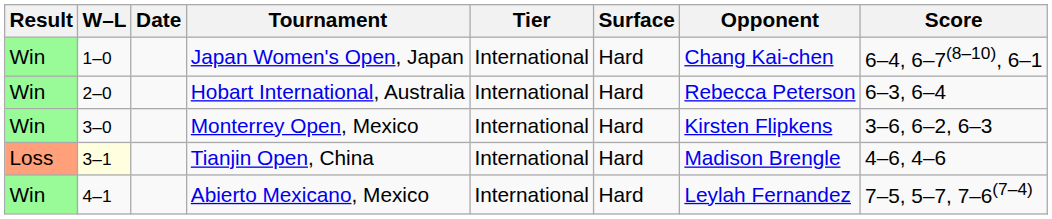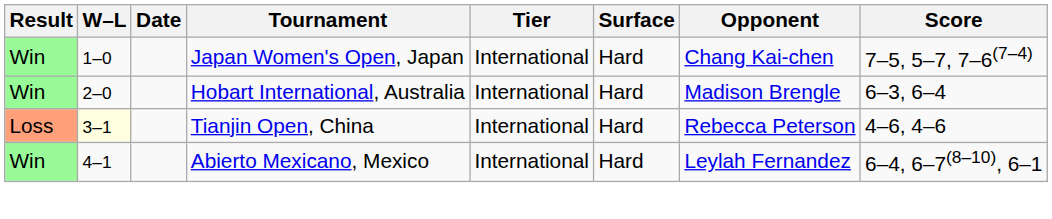(954, 56) 6–4, 6–7(8–10), 6–1 -> (949, 56) 7–5, 5–7, 7–6(7–4)
(770, 92) Rebecca Peterson -> (762, 92) Madison Brengle
- row: (305, 125)
(762, 158) Madison Brengle -> (770, 125) Rebecca Peterson
(949, 194) 7–5, 5–7, 7–6(7–4) -> (954, 161) 6–4, 6–7(8–10), 6–1
